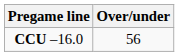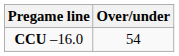(133, 39) 56 -> (133, 39) 54
